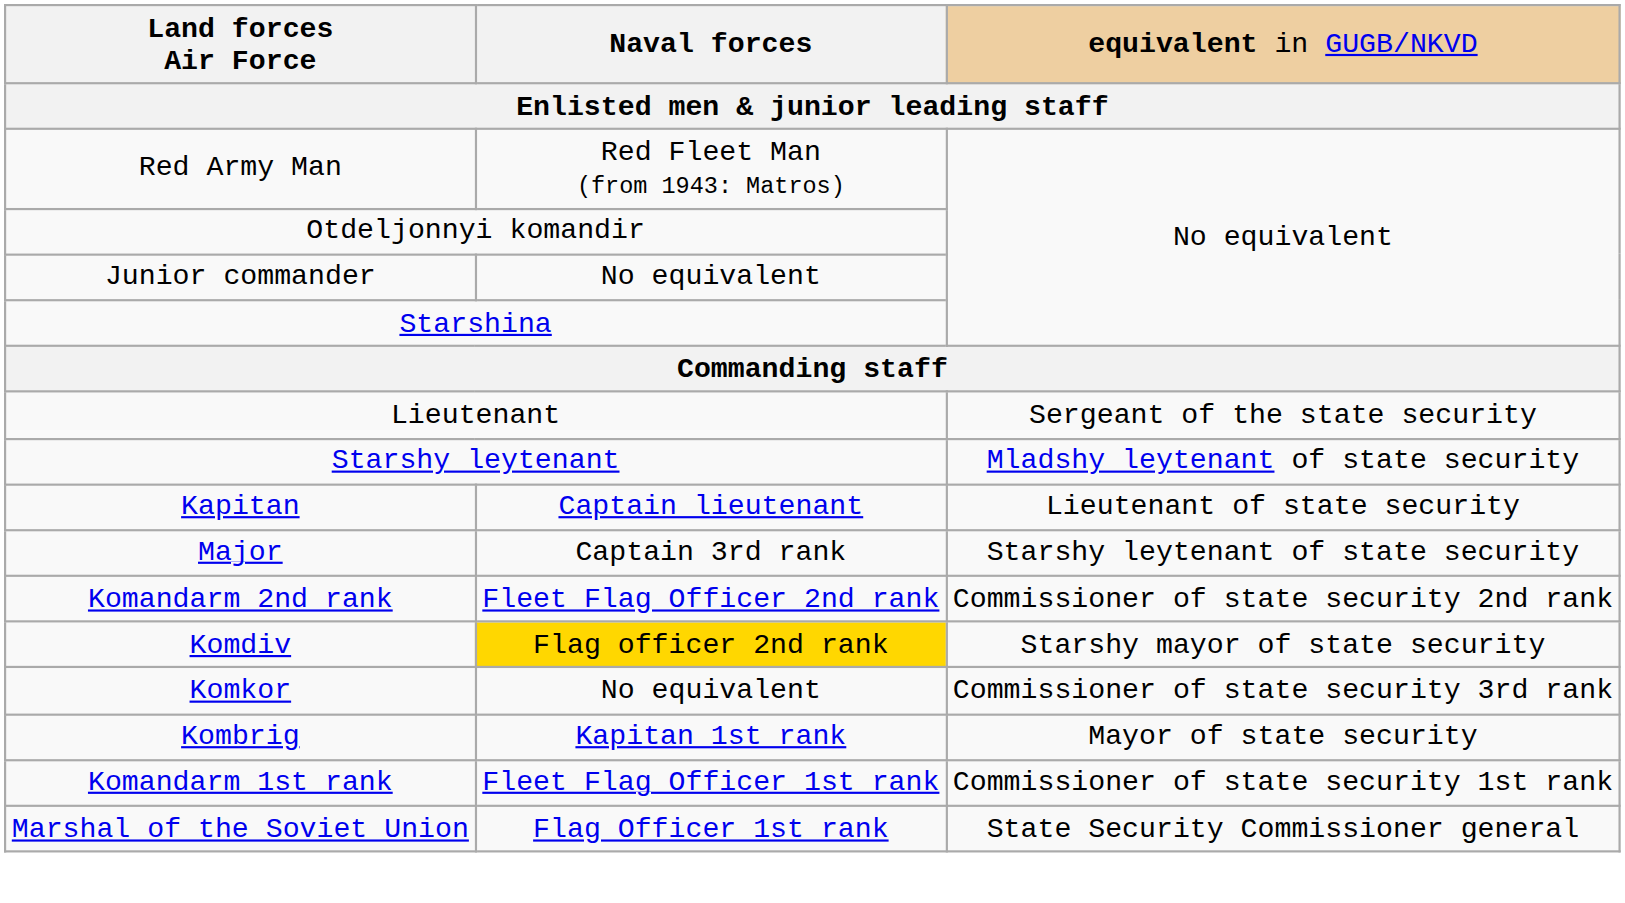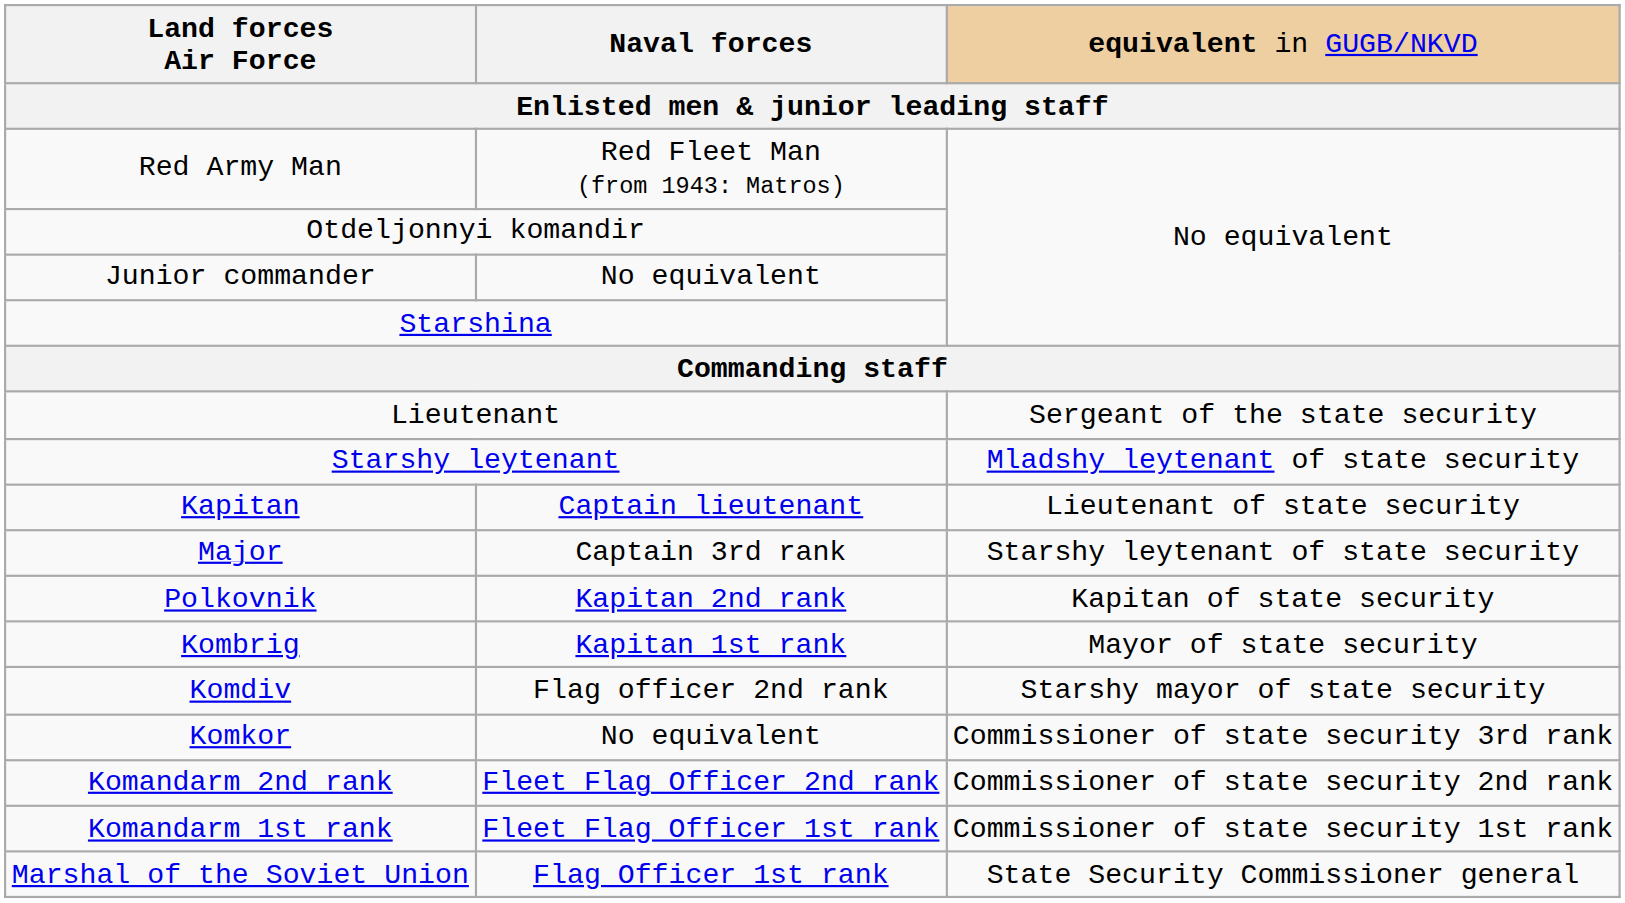+ row: (240, 599)
rows swapped: (240, 737) <-> (240, 599)
(711, 645) gold background -> (711, 691) no background
